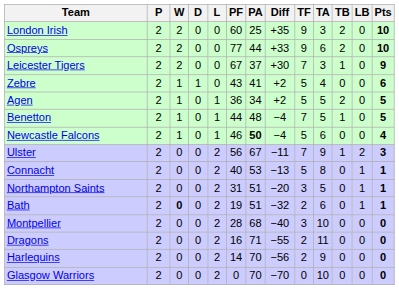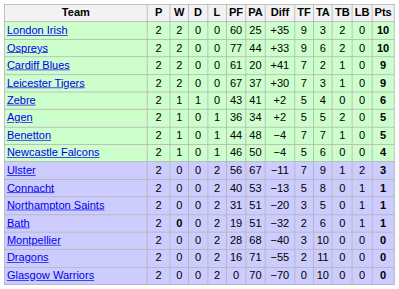+ row: (38, 65)
(323, 118) 5 -> (323, 135) 7
(255, 135) bold -> (255, 153) normal
- row: (33, 258)
